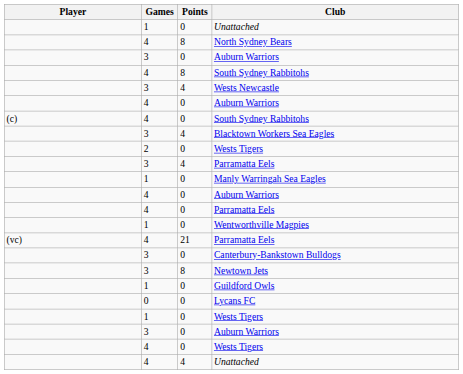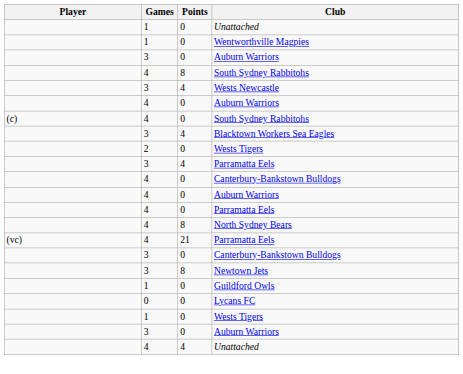rows swapped: (146, 225) <-> (146, 42)
+ row: (146, 179)
- row: (146, 179)
- row: (146, 347)
